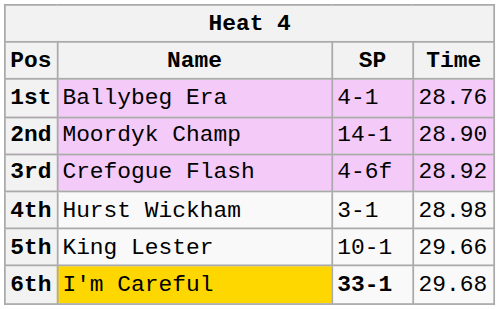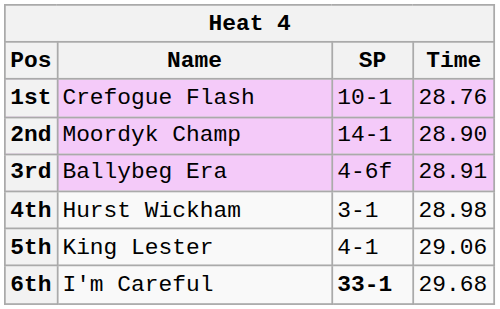(145, 98) Ballybeg Era -> (159, 98) Crefogue Flash
(358, 98) 4-1 -> (365, 98) 10-1
(159, 173) Crefogue Flash -> (145, 173) Ballybeg Era
(453, 173) 28.92 -> (453, 173) 28.91
(365, 247) 10-1 -> (358, 247) 4-1
(453, 247) 29.66 -> (453, 247) 29.06
(138, 285) gold background -> (138, 285) no background
